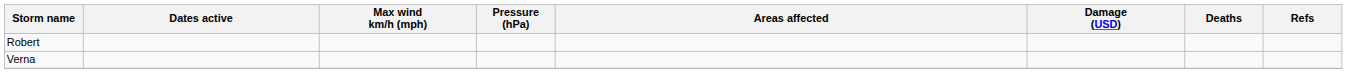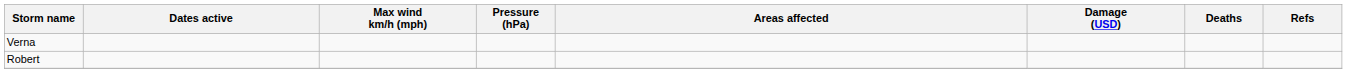rows swapped: (23, 42) <-> (21, 59)
